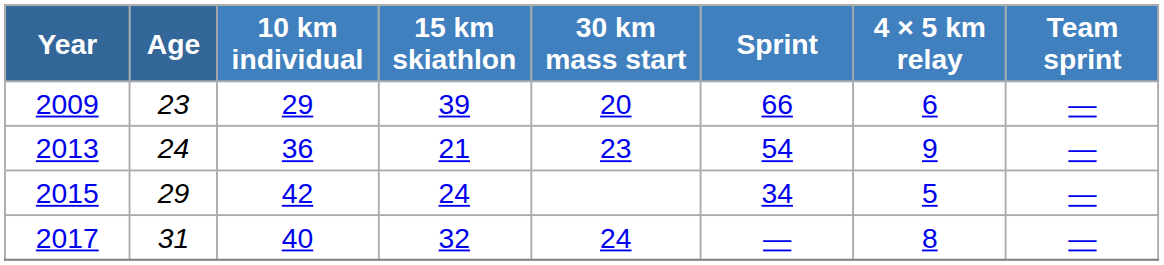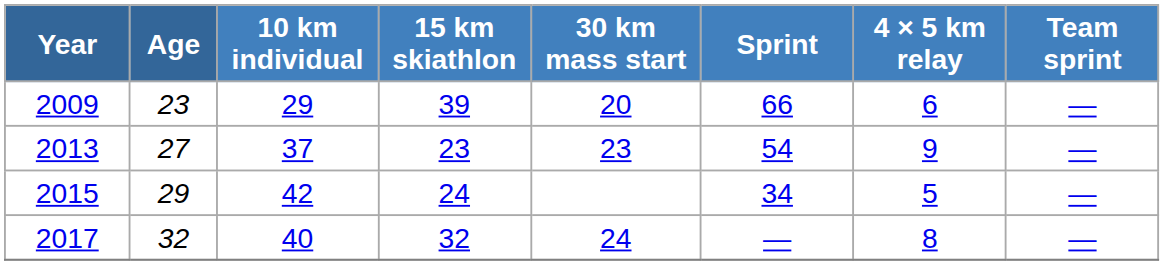(173, 149) 24 -> (173, 149) 27
(298, 149) 36 -> (298, 149) 37
(454, 149) 21 -> (454, 149) 23
(173, 238) 31 -> (173, 238) 32
